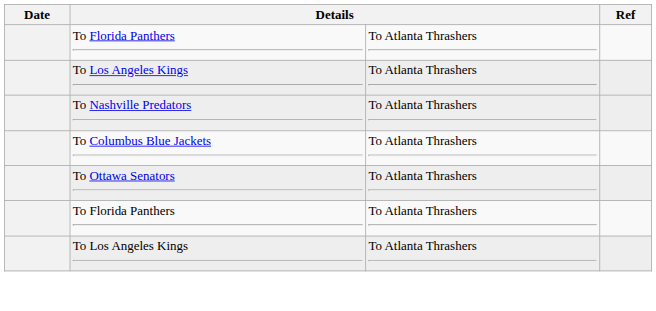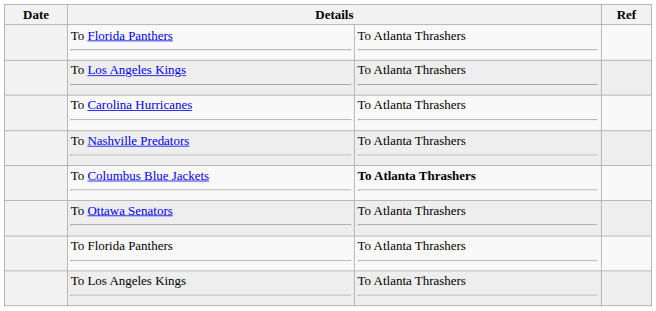+ row: (36, 113)
(483, 145) normal -> (478, 180) bold
